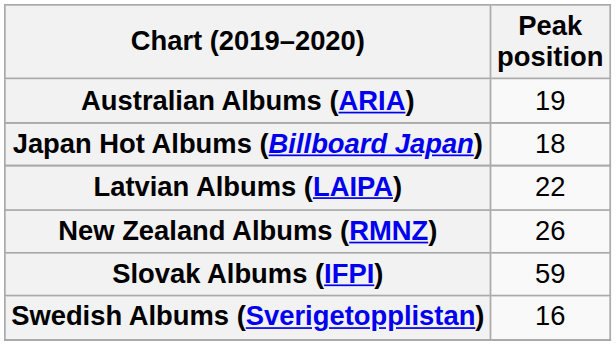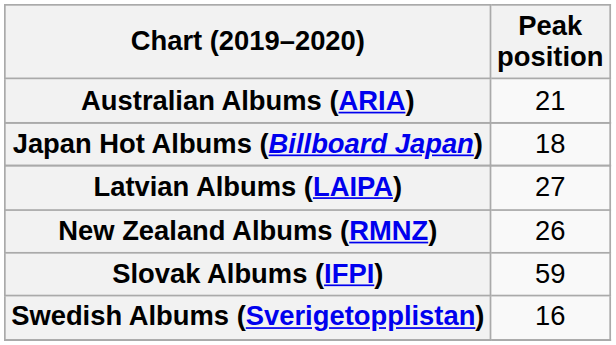(550, 100) 19 -> (550, 100) 21
(550, 187) 22 -> (550, 187) 27
